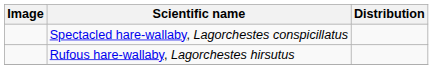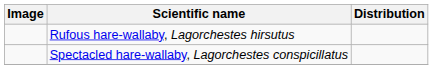rows swapped: (199, 34) <-> (172, 54)
